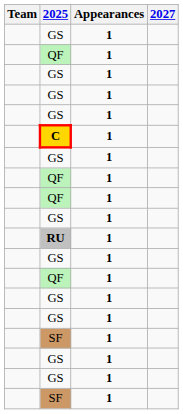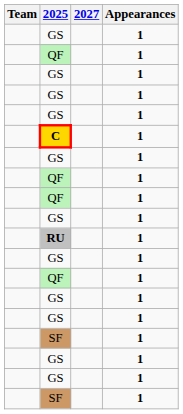columns swapped: (163, 14) <-> (109, 14)
